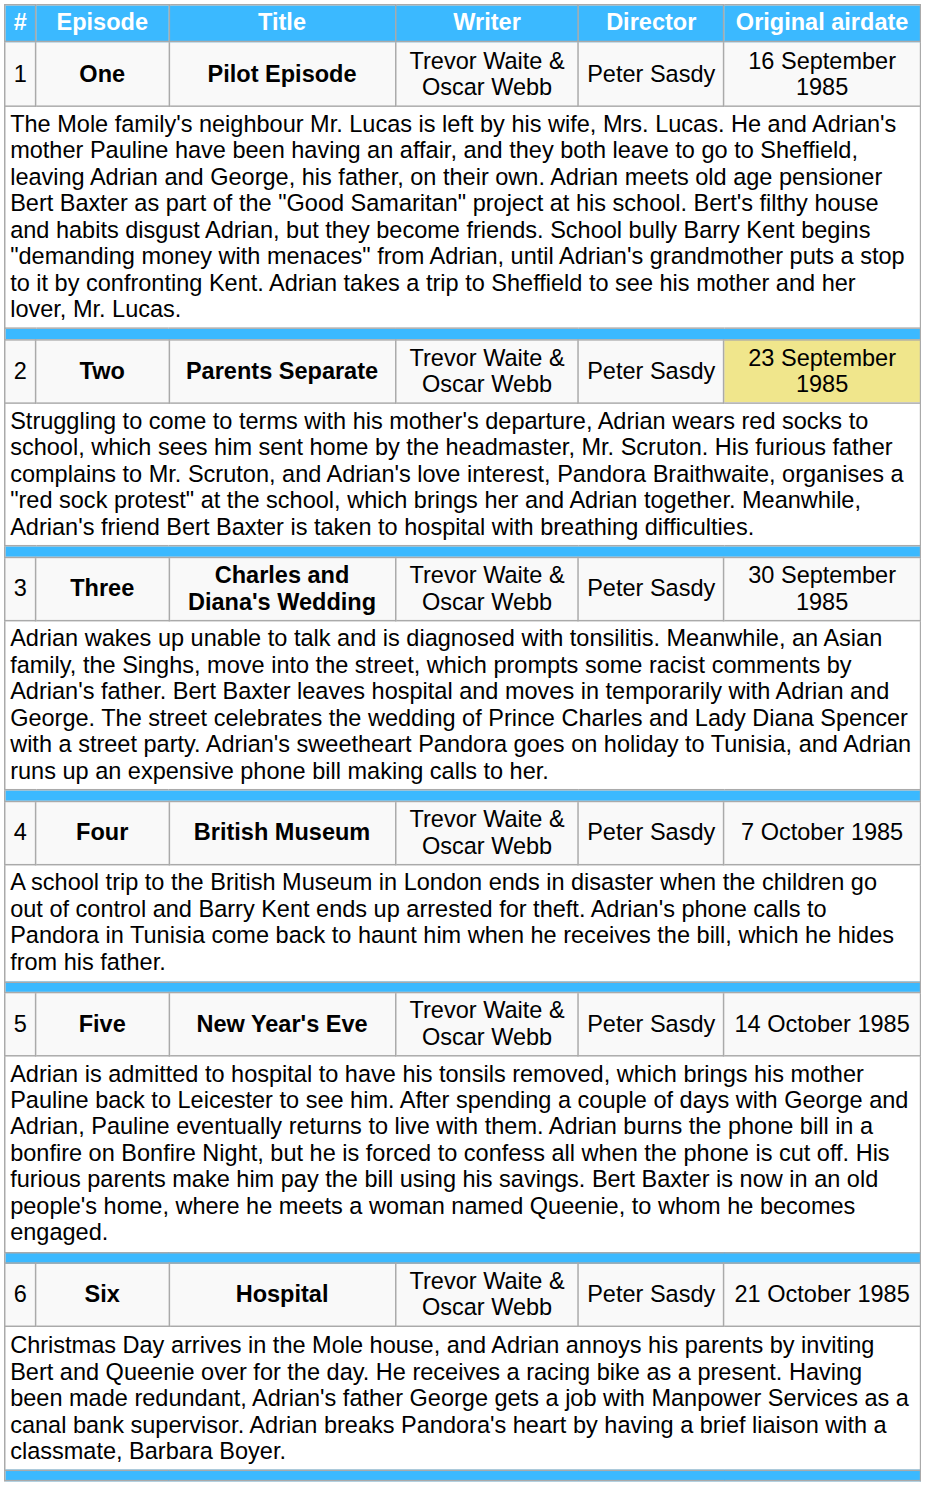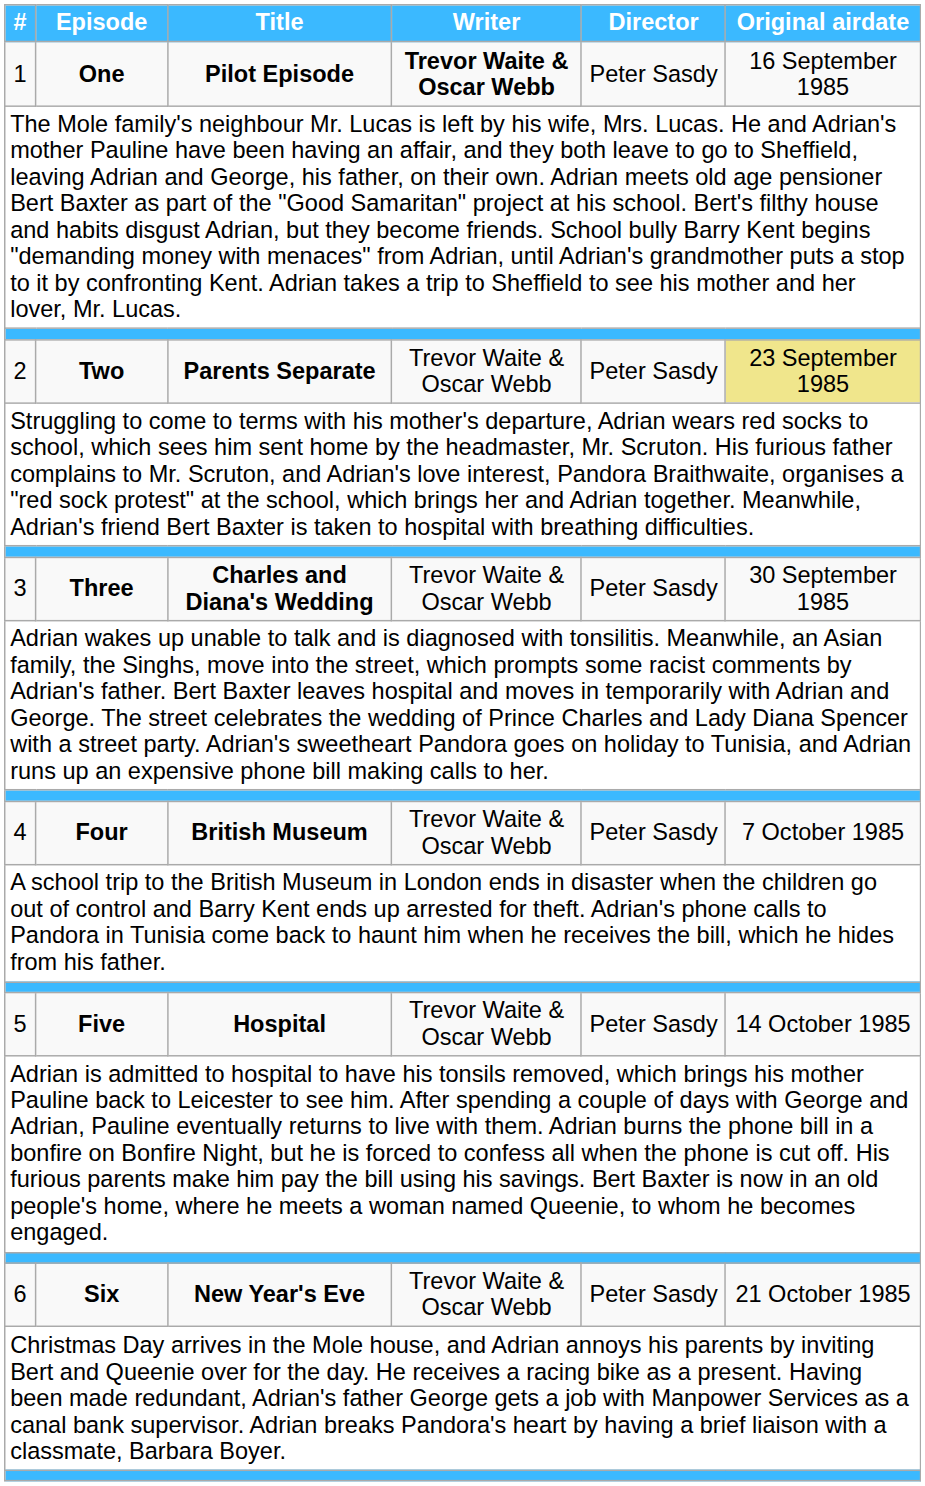(487, 73) normal -> (487, 73) bold
(282, 1024) New Year's Eve -> (280, 1024) Hospital
(282, 1294) Hospital -> (280, 1294) New Year's Eve
